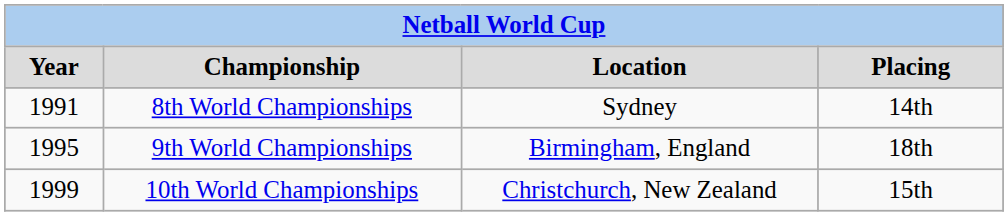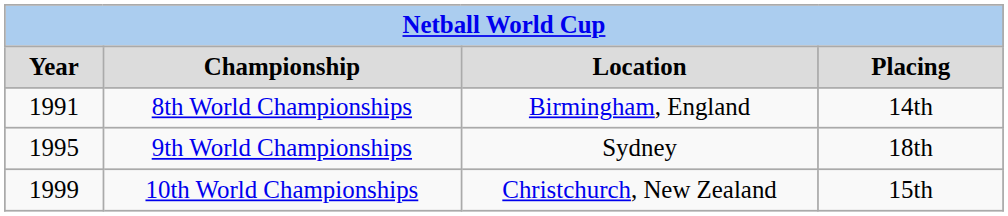(640, 107) Sydney -> (640, 107) Birmingham, England
(640, 148) Birmingham, England -> (640, 148) Sydney
